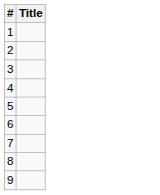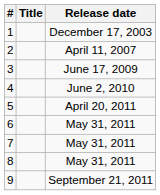+ column: (101, 13)
